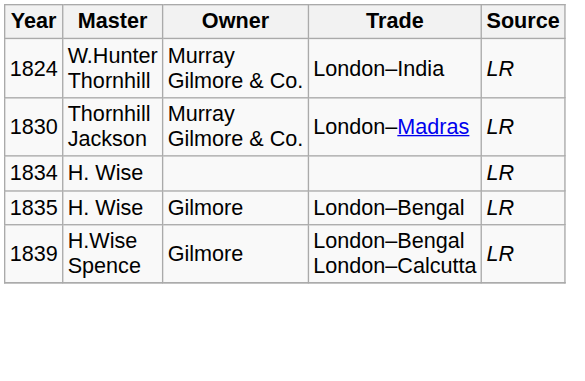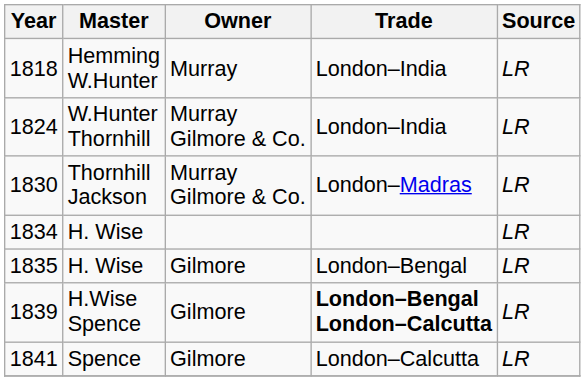+ row: (34, 68)
(395, 253) normal -> (404, 312) bold
+ row: (34, 358)
